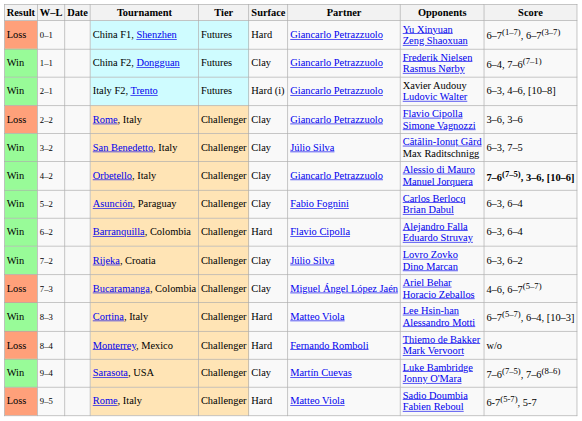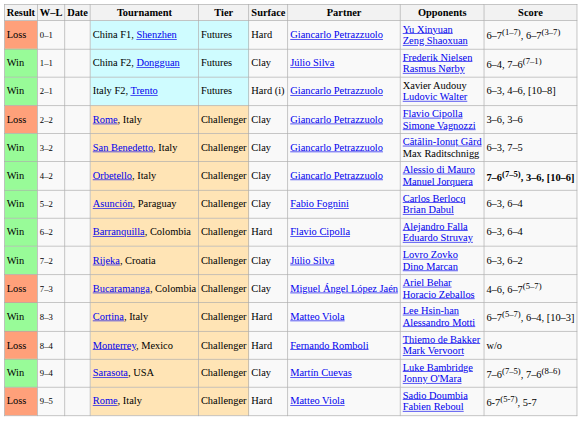(337, 63) Giancarlo Petrazzuolo -> (312, 63) Júlio Silva
(312, 147) Júlio Silva -> (337, 147) Giancarlo Petrazzuolo
